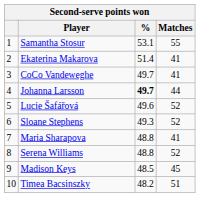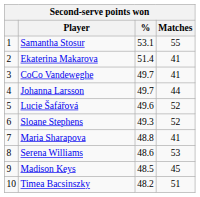(145, 91) bold -> (145, 91) normal
(145, 153) 48.8 -> (145, 153) 48.6
(175, 153) 52 -> (175, 153) 53
